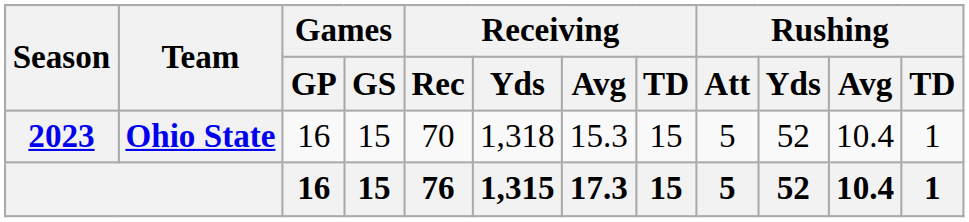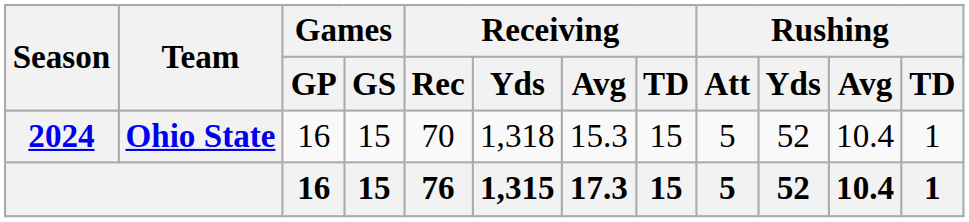(61, 135) 2023 -> (61, 135) 2024
